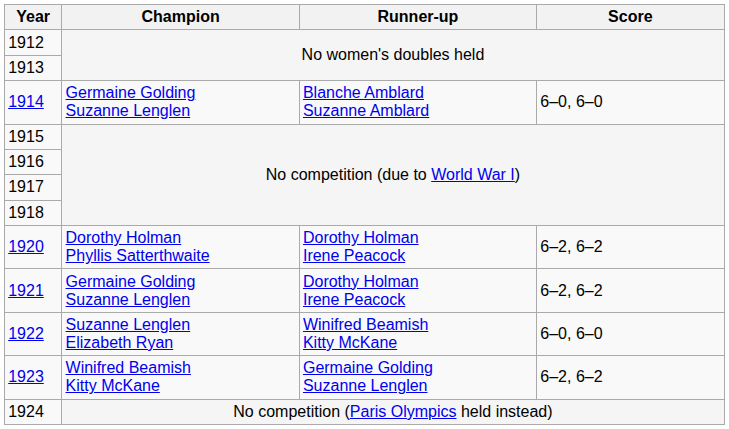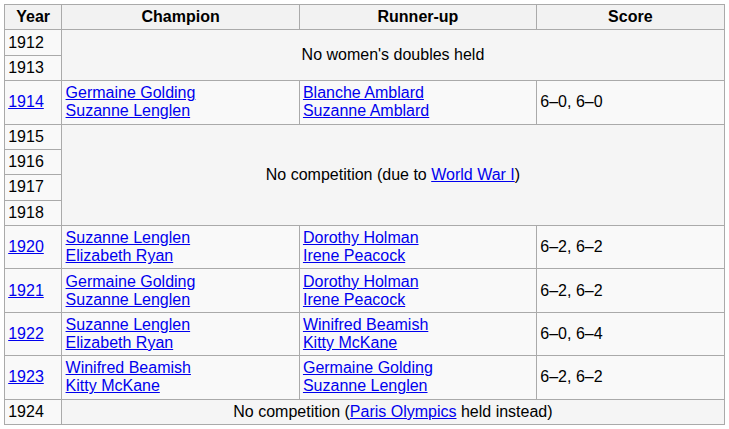(138, 247) Dorothy Holman Phyllis Satterthwaite -> (128, 247) Suzanne Lenglen Elizabeth Ryan
(571, 333) 6–0, 6–0 -> (571, 333) 6–0, 6–4
